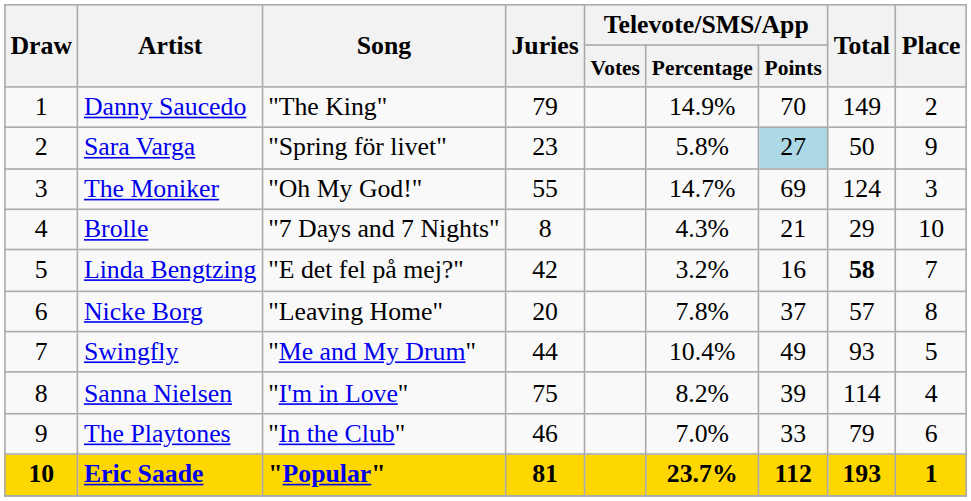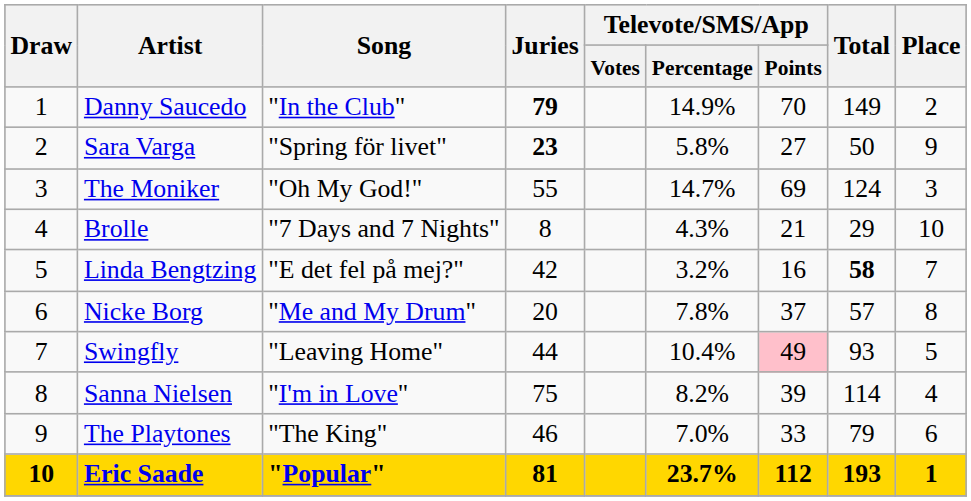(328, 106) "The King" -> (337, 106) "In the Club"
(545, 106) normal -> (545, 106) bold
(545, 147) normal -> (545, 147) bold
(793, 147) lightblue background -> (793, 147) no background
(356, 310) "Leaving Home" -> (372, 310) "Me and My Drum"
(372, 351) "Me and My Drum" -> (356, 351) "Leaving Home"
(793, 351) no background -> (793, 351) pink background
(337, 433) "In the Club" -> (328, 433) "The King"
